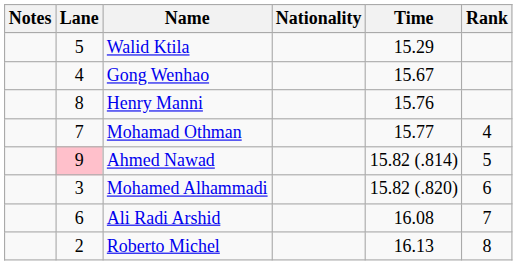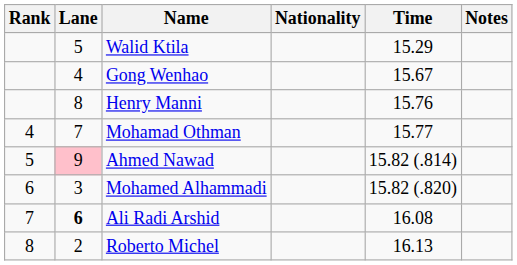columns swapped: (487, 18) <-> (30, 18)
(79, 217) normal -> (78, 217) bold
